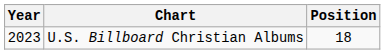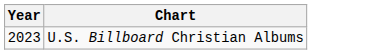- column: (343, 16)
